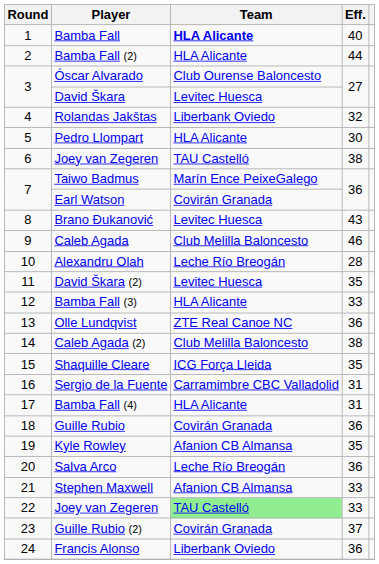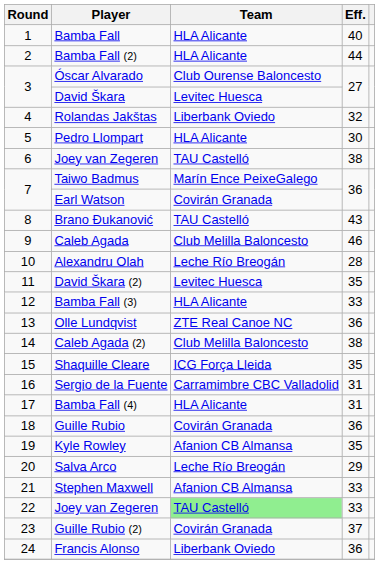(213, 35) bold -> (210, 35) normal
(218, 220) Levitec Huesca -> (211, 220) TAU Castelló
(355, 466) 36 -> (355, 466) 29
